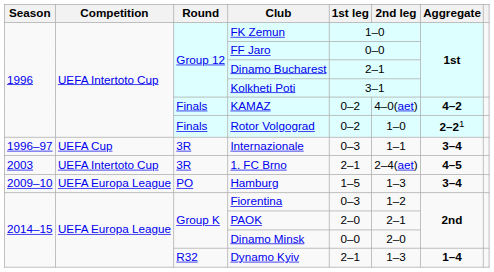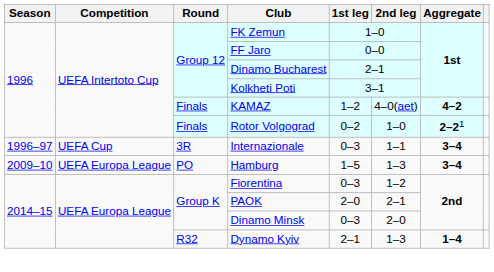(350, 106) 0–2 -> (350, 106) 1–2
- row: (259, 165)
(350, 239) 0–0 -> (350, 220) 0–3
